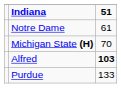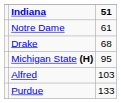+ row: (24, 43)
(106, 43) 70 -> (106, 59) 95
(106, 59) bold -> (106, 75) normal
